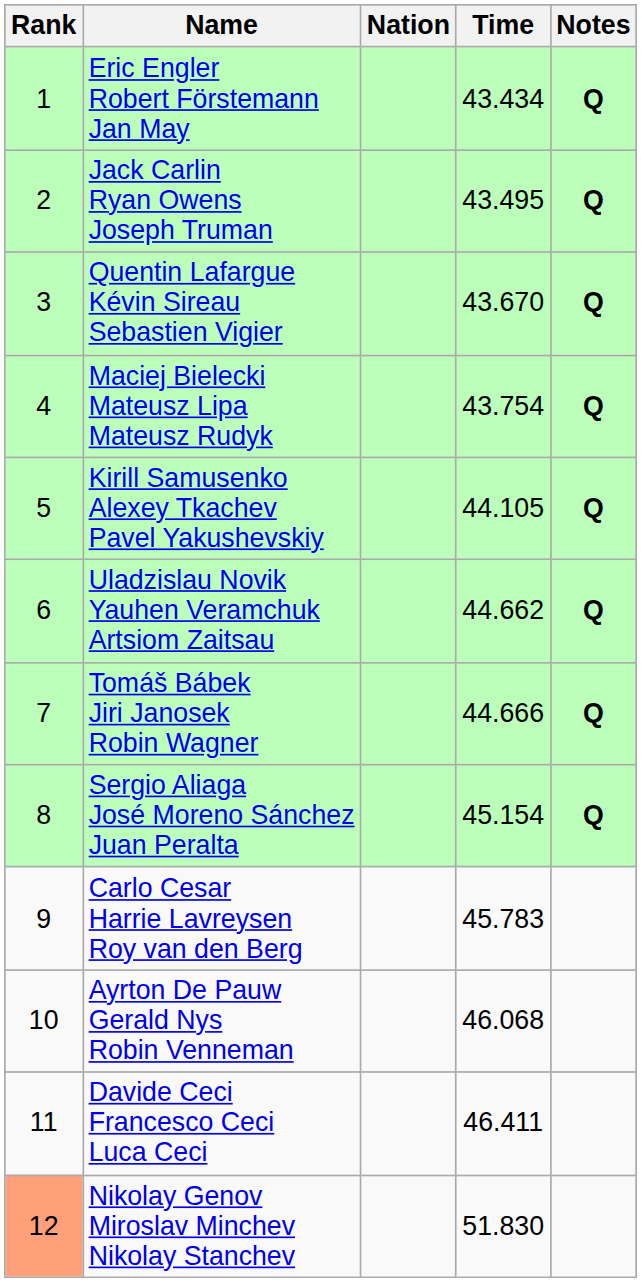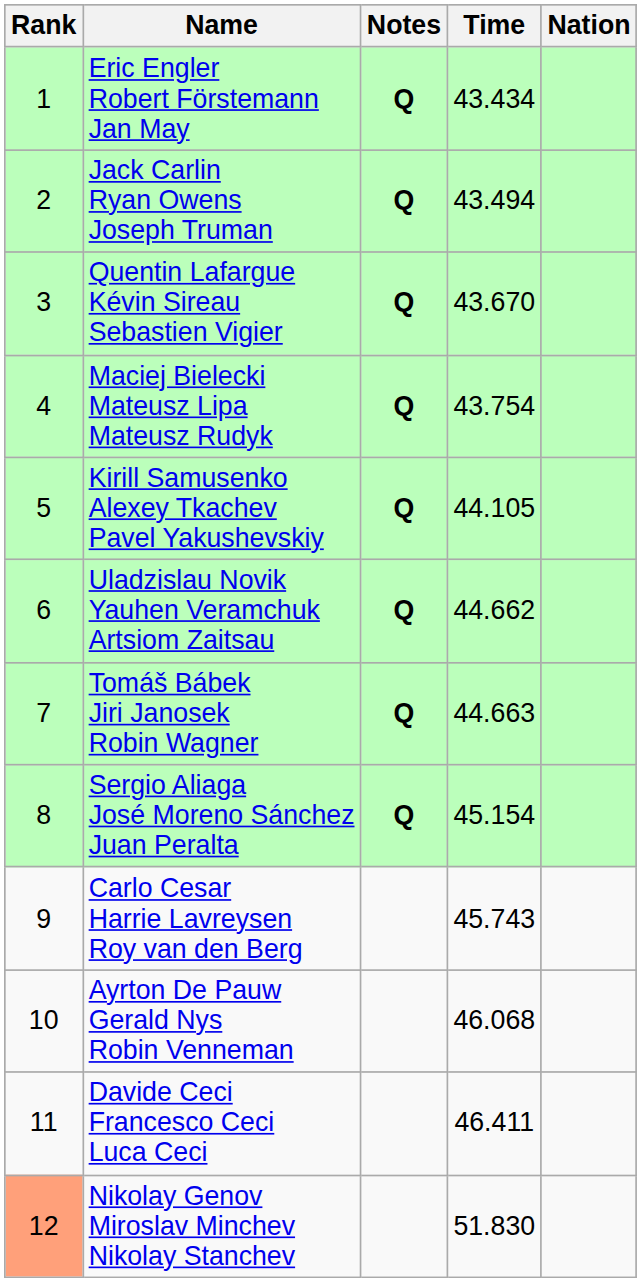columns swapped: (408, 25) <-> (593, 25)
(503, 200) 43.495 -> (494, 200) 43.494
(503, 713) 44.666 -> (494, 713) 44.663
(503, 918) 45.783 -> (494, 918) 45.743
